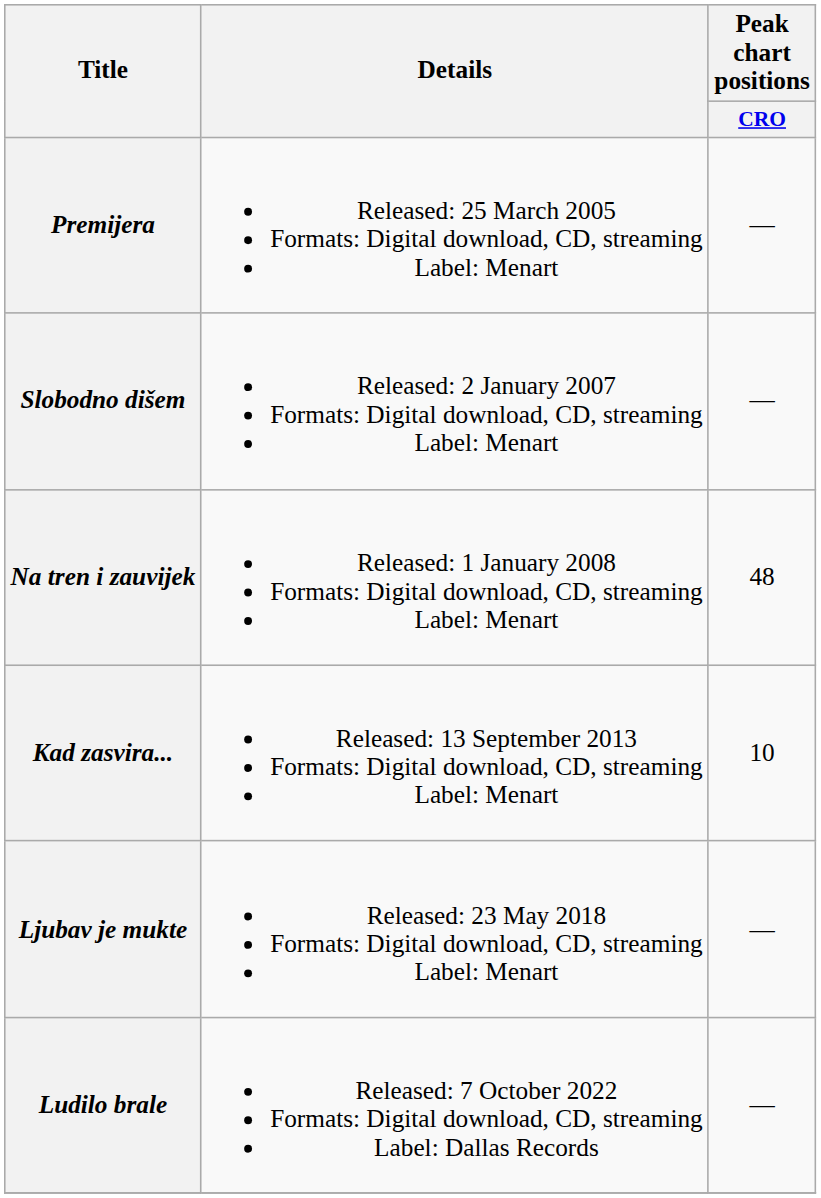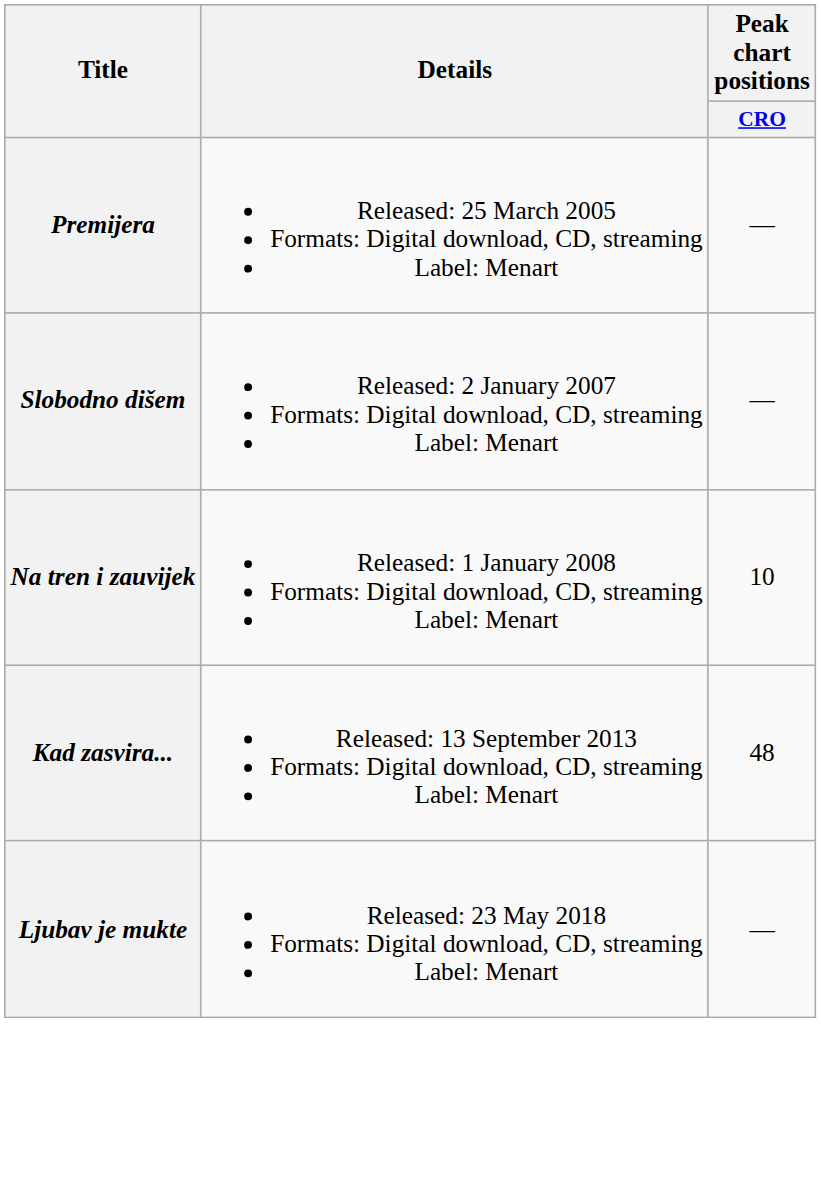(762, 576) 48 -> (762, 576) 10
(762, 752) 10 -> (762, 752) 48
- row: (103, 1104)
